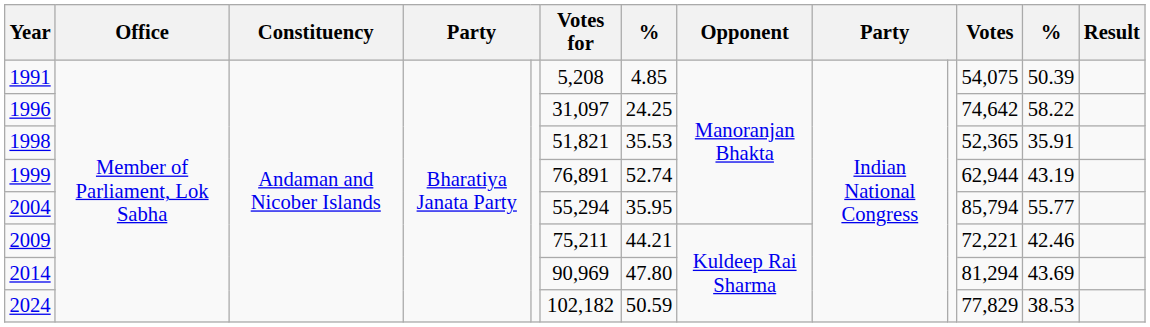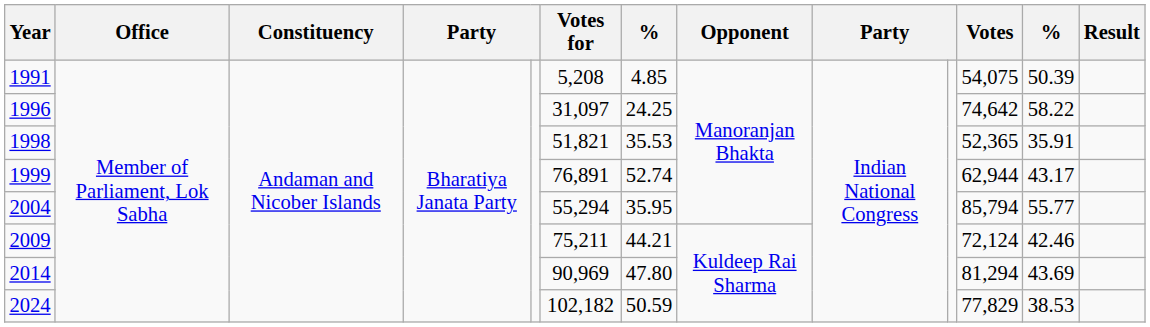(1051, 175) 43.19 -> (1051, 175) 43.17
(990, 240) 72,221 -> (990, 240) 72,124
